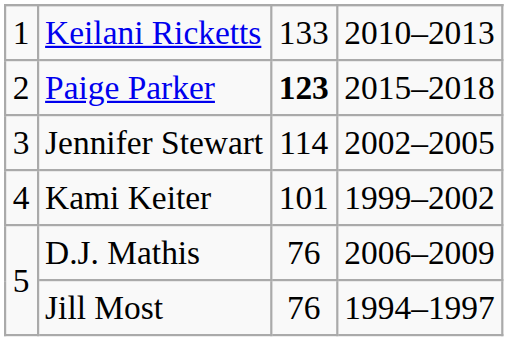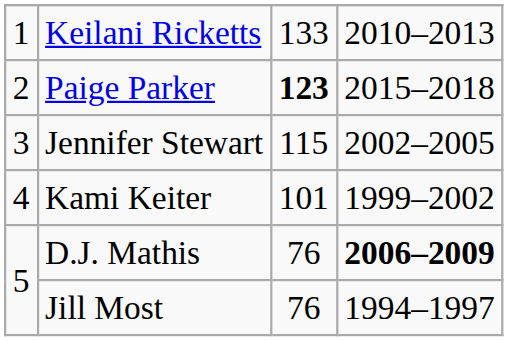(304, 142) 114 -> (304, 142) 115
(420, 252) normal -> (420, 252) bold
